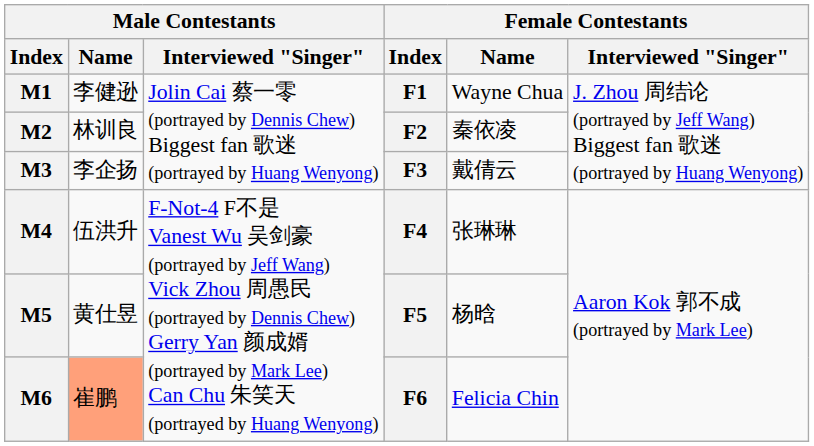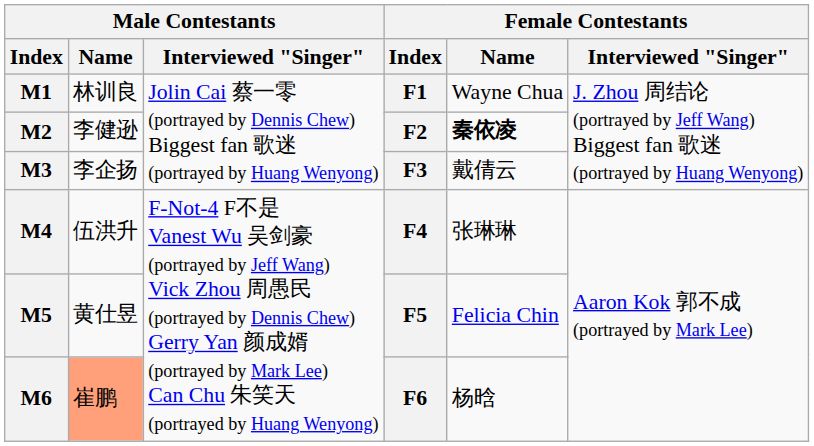(106, 92) 李健逊 -> (106, 92) 林训良
(106, 130) 林训良 -> (106, 130) 李健逊
(484, 130) normal -> (484, 130) bold
(474, 314) 杨晗 -> (505, 314) Felicia Chin
(505, 398) Felicia Chin -> (474, 397) 杨晗
